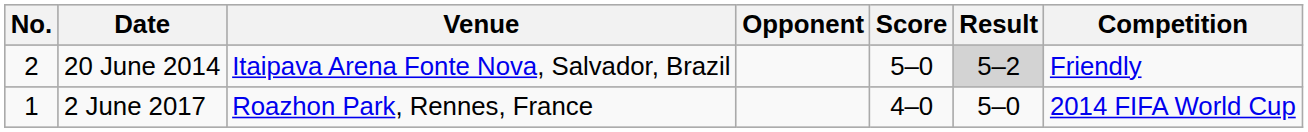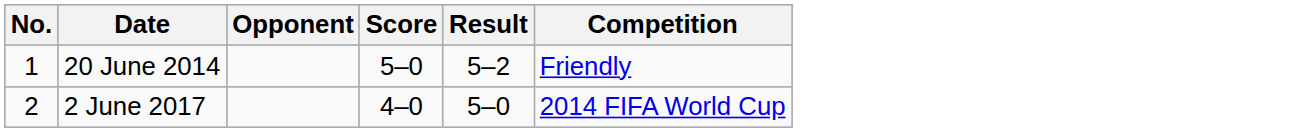- column: (481, 24)
(31, 65) 2 -> (31, 65) 1
(999, 65) lightgrey background -> (488, 65) no background
(31, 106) 1 -> (31, 106) 2
